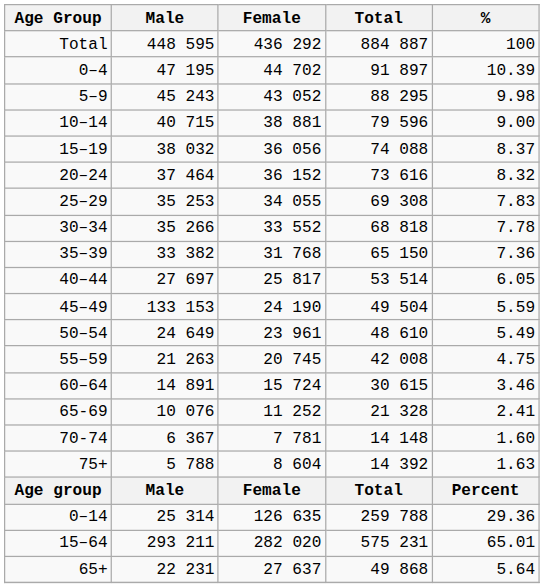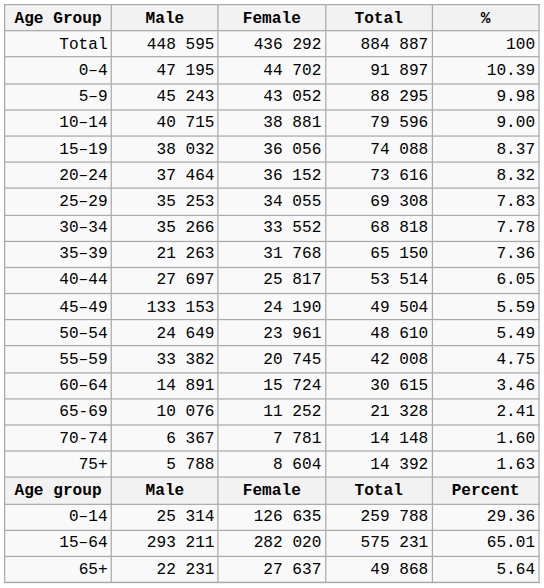(186, 254) 33 382 -> (186, 254) 21 263
(186, 359) 21 263 -> (186, 359) 33 382
